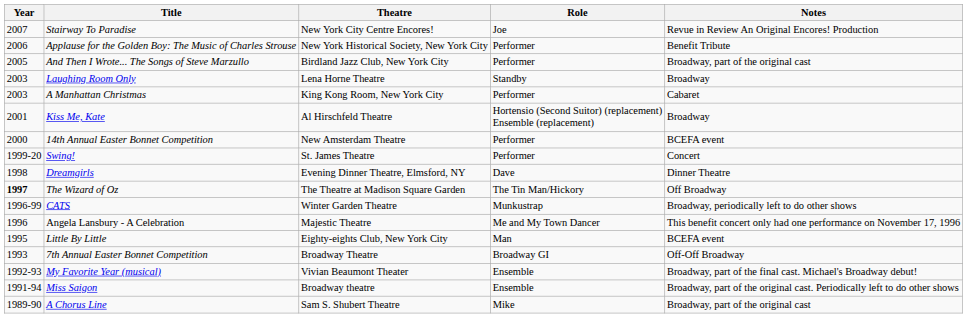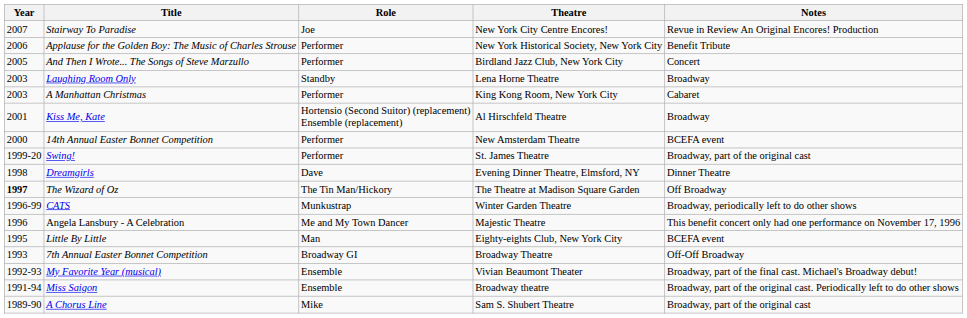columns swapped: (577, 12) <-> (394, 12)
(739, 62) Broadway, part of the original cast -> (683, 62) Concert
(683, 156) Concert -> (739, 156) Broadway, part of the original cast
